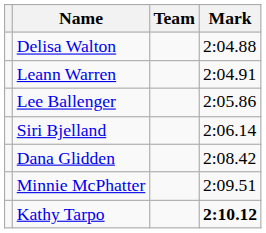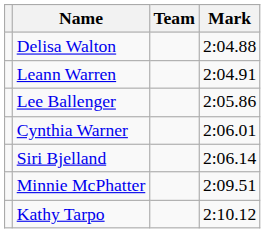+ row: (72, 130)
- row: (66, 158)
(230, 213) bold -> (230, 213) normal
